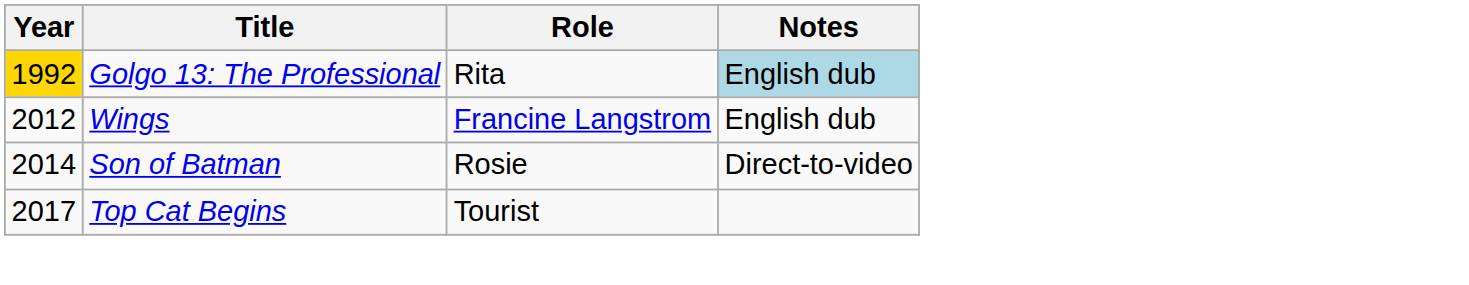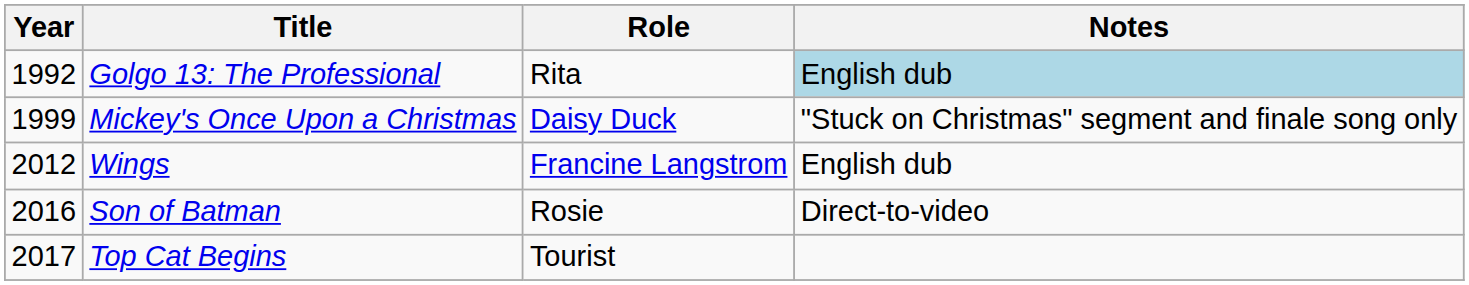(44, 73) gold background -> (44, 73) no background
+ row: (303, 119)
(44, 165) 2014 -> (44, 211) 2016
